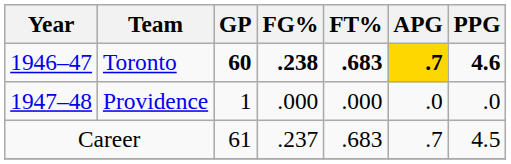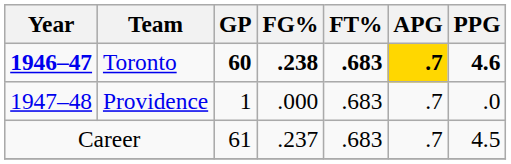(51, 62) normal -> (51, 62) bold
(362, 101) .000 -> (362, 101) .683
(434, 101) .0 -> (434, 101) .7
